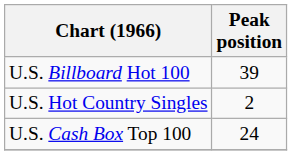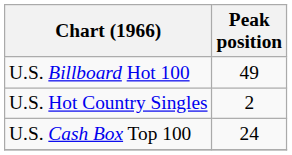(249, 72) 39 -> (249, 72) 49
